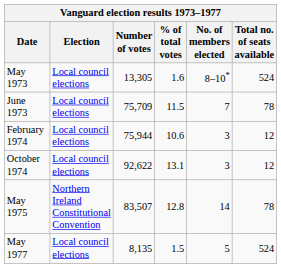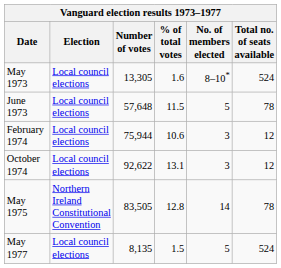(138, 107) 75,709 -> (138, 107) 57,648
(227, 107) 7 -> (227, 107) 5
(138, 207) 83,507 -> (138, 207) 83,505
